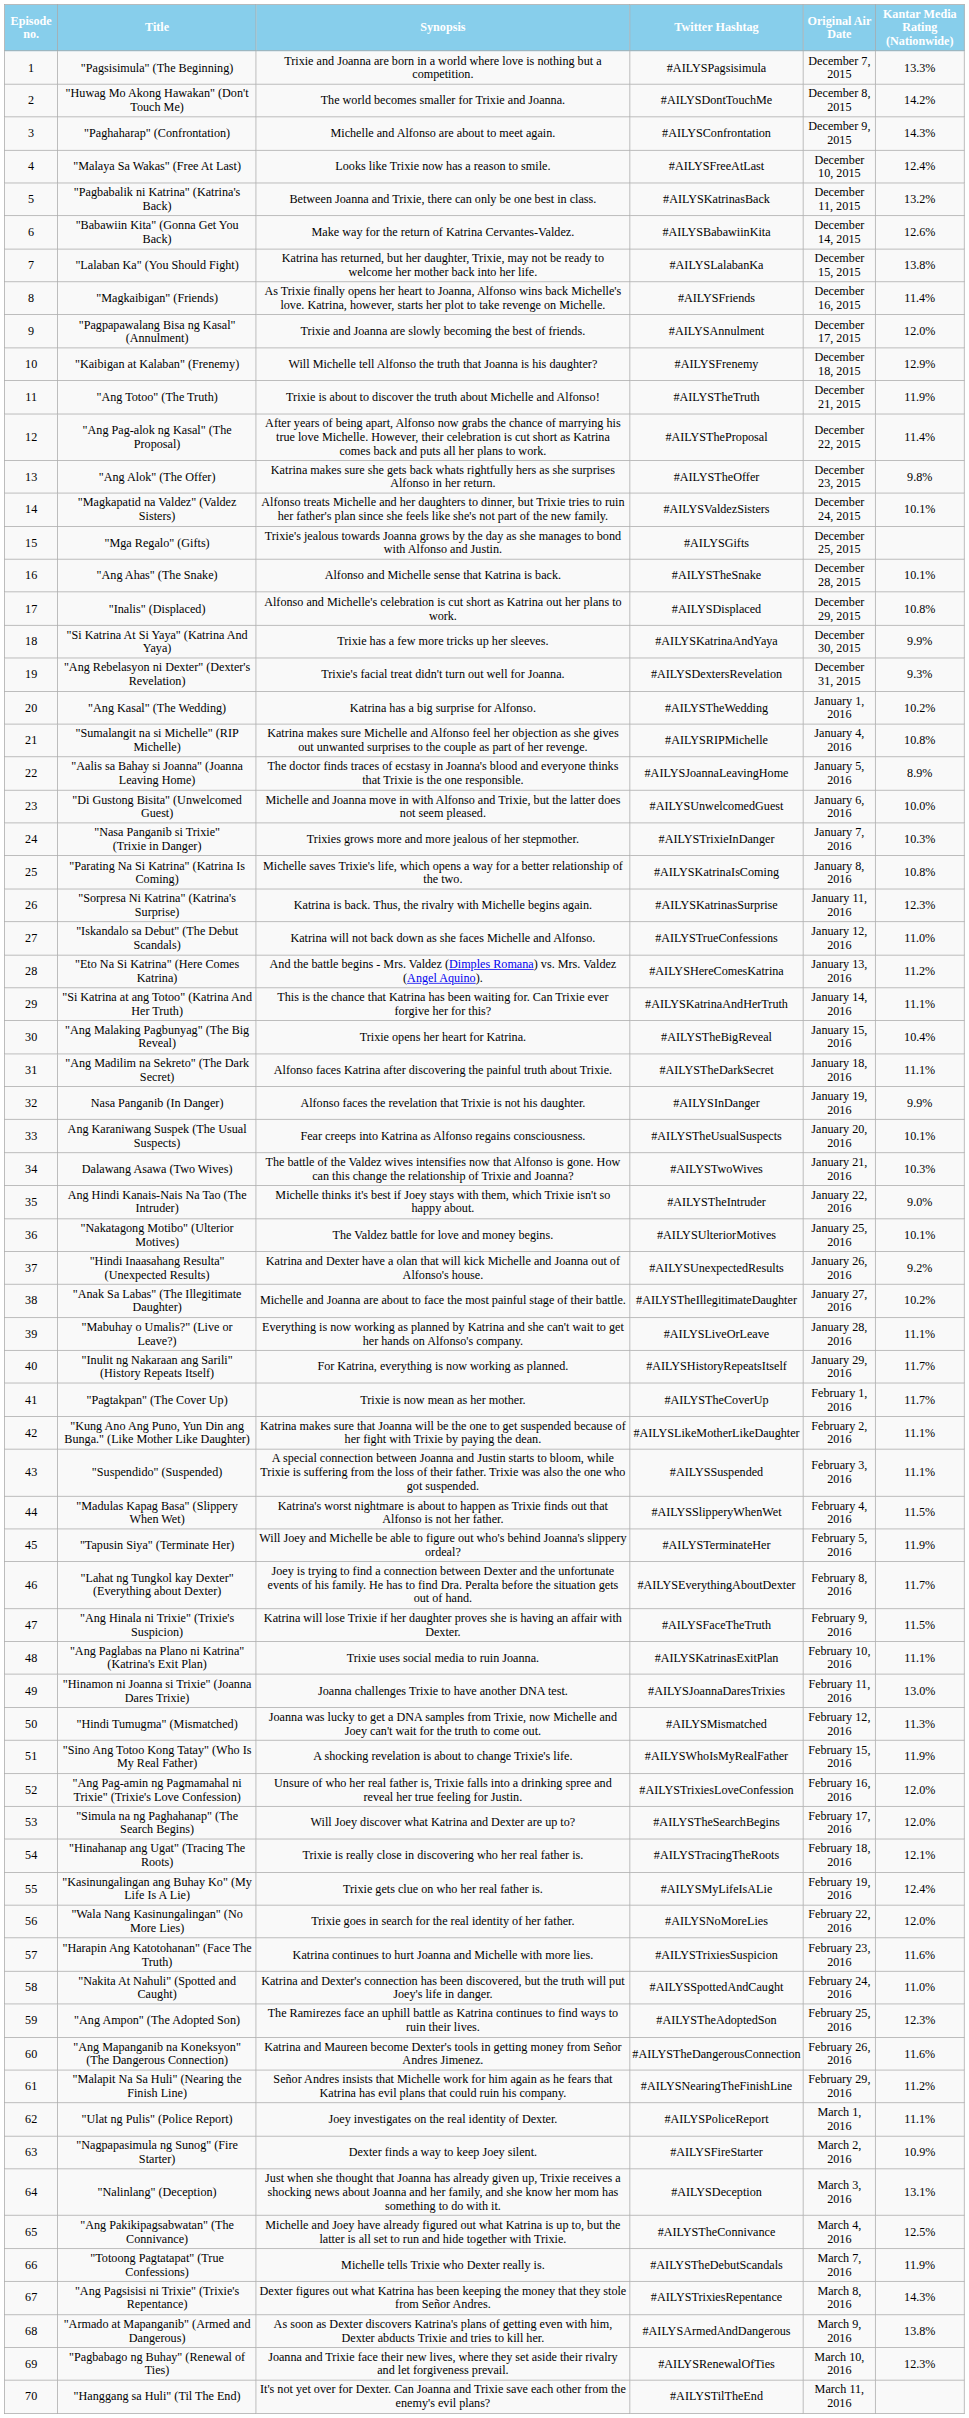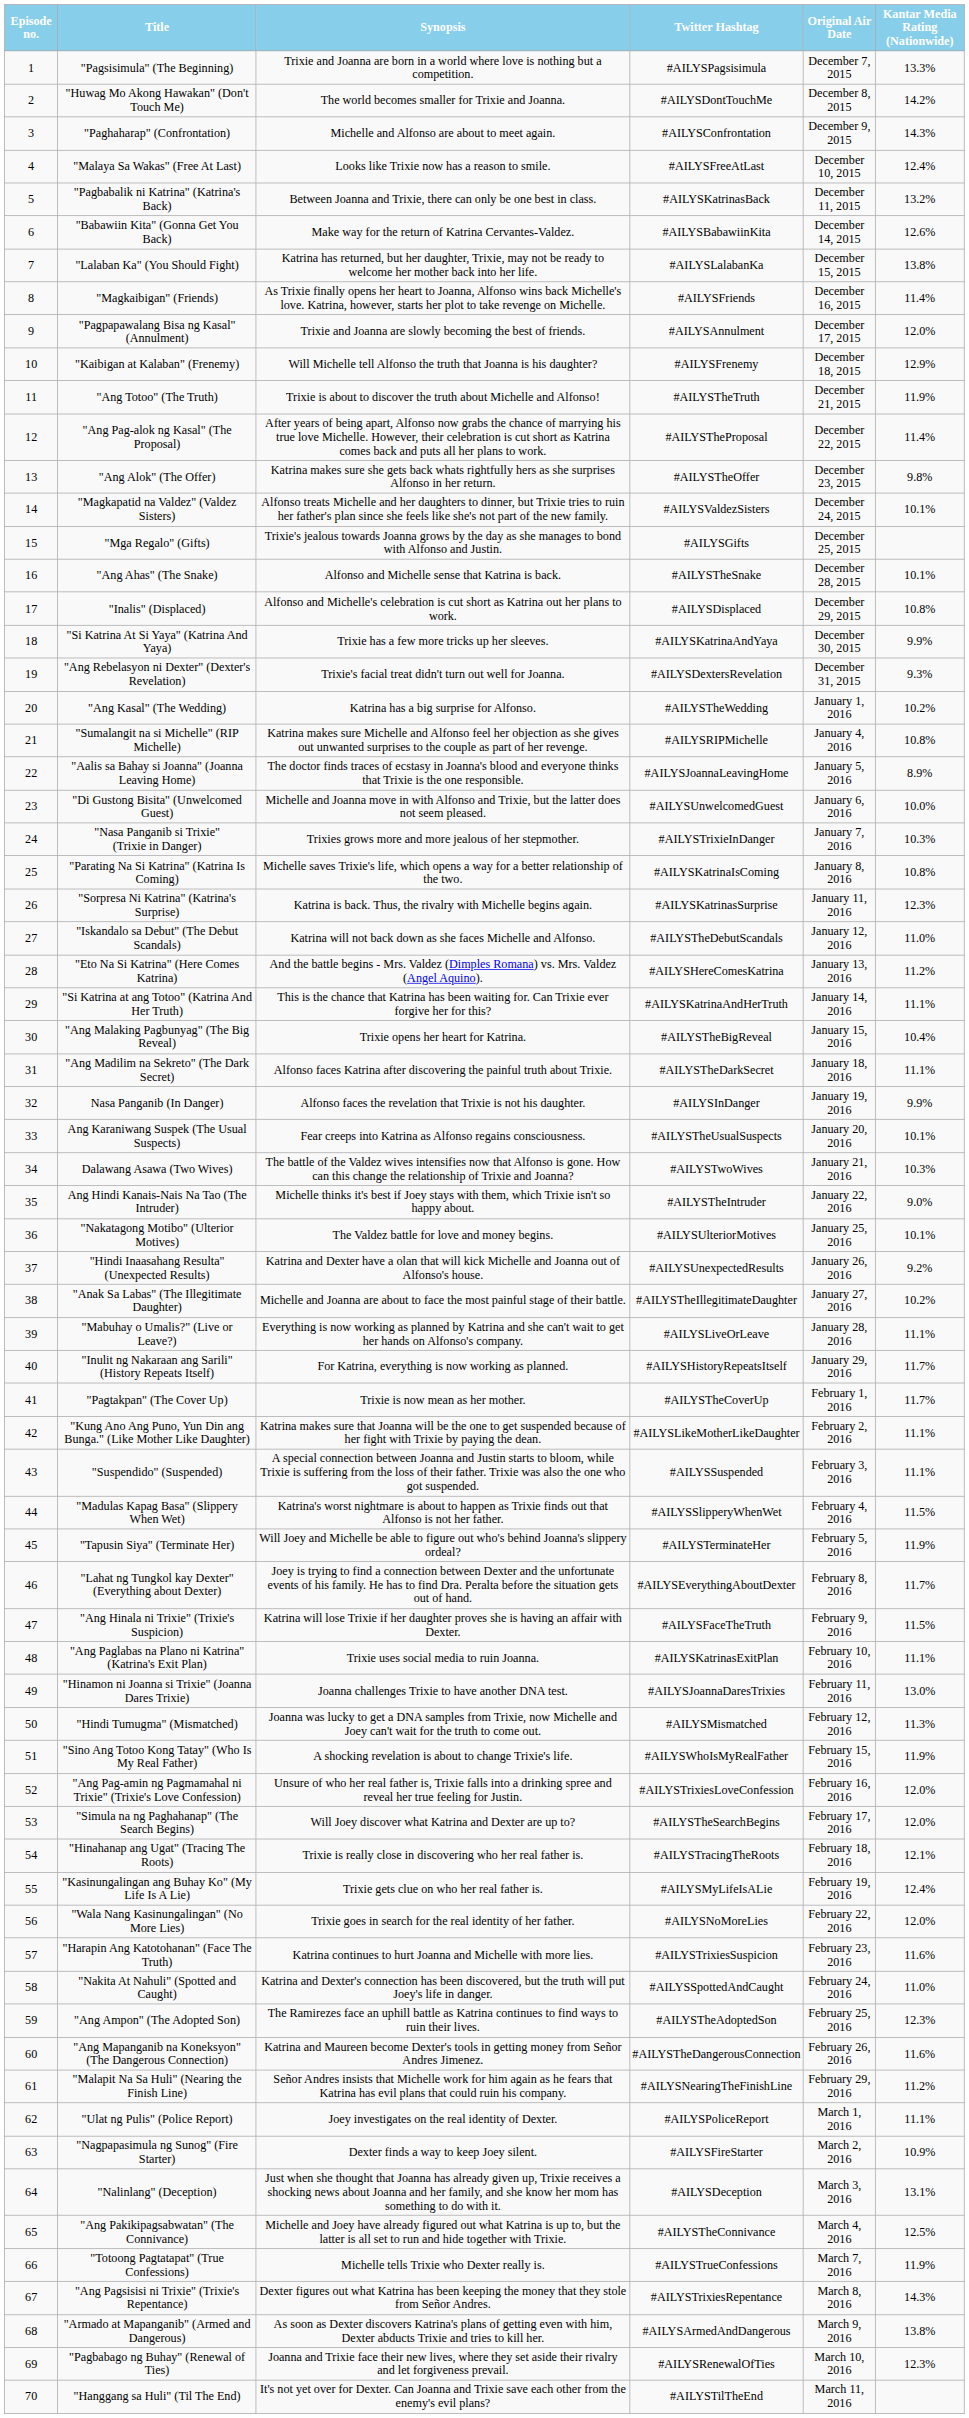(717, 938) #AILYSTrueConfessions -> (717, 938) #AILYSTheDebutScandals
(717, 2265) #AILYSTheDebutScandals -> (717, 2265) #AILYSTrueConfessions
